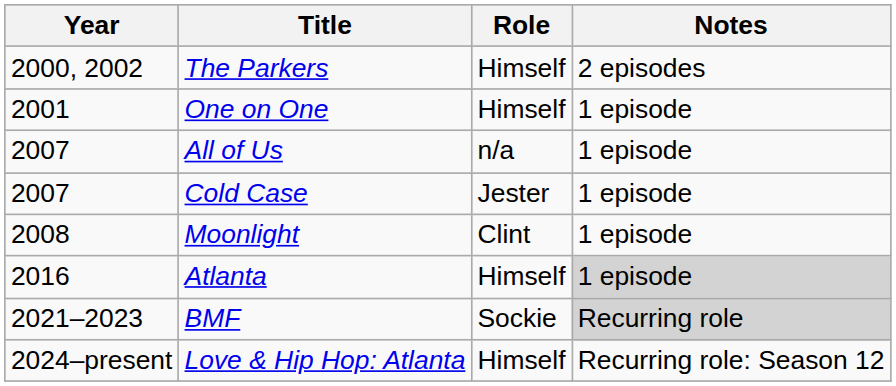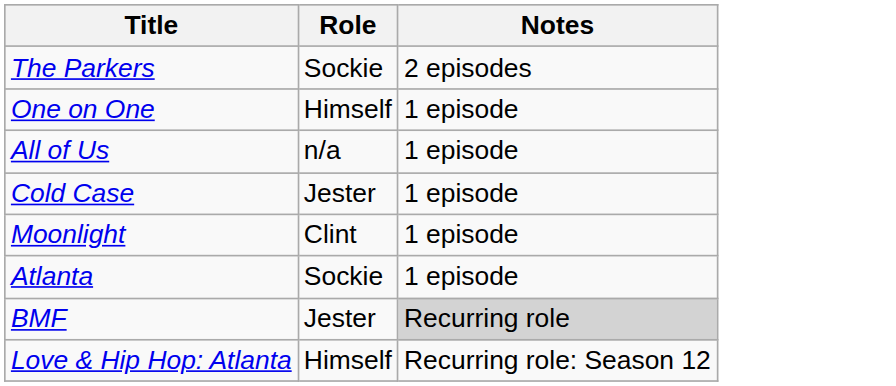- column: (92, 25)
(522, 67) Himself -> (343, 67) Sockie
(522, 276) Himself -> (343, 276) Sockie
(635, 276) lightgrey background -> (461, 276) no background
(517, 318) Sockie -> (340, 318) Jester
